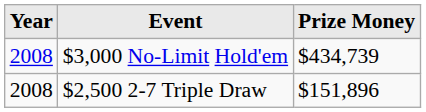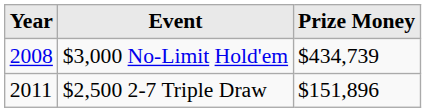(31, 90) 2008 -> (31, 90) 2011
